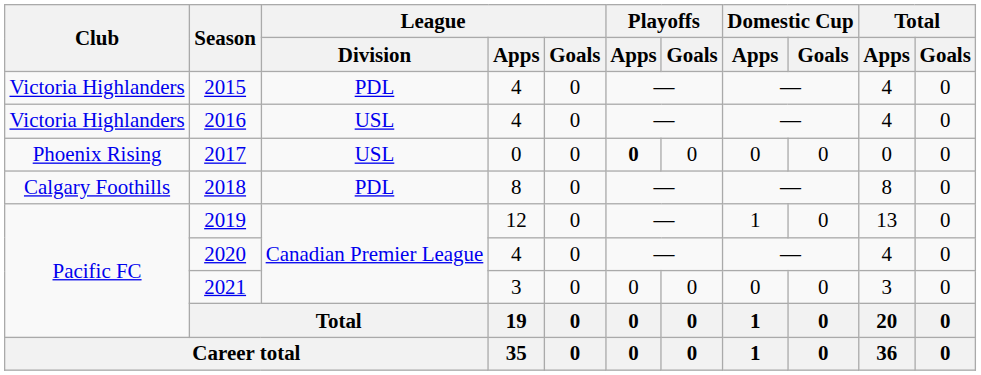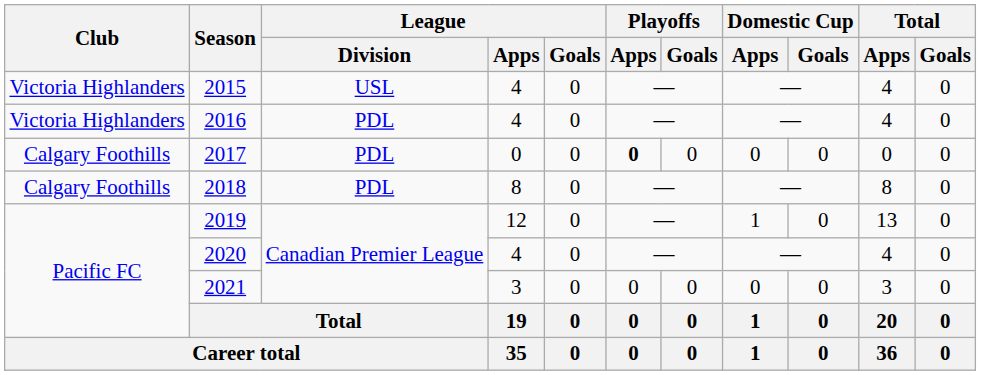(374, 87) PDL -> (374, 87) USL
(374, 120) USL -> (374, 120) PDL
(97, 154) Phoenix Rising -> (97, 154) Calgary Foothills
(374, 154) USL -> (374, 154) PDL
